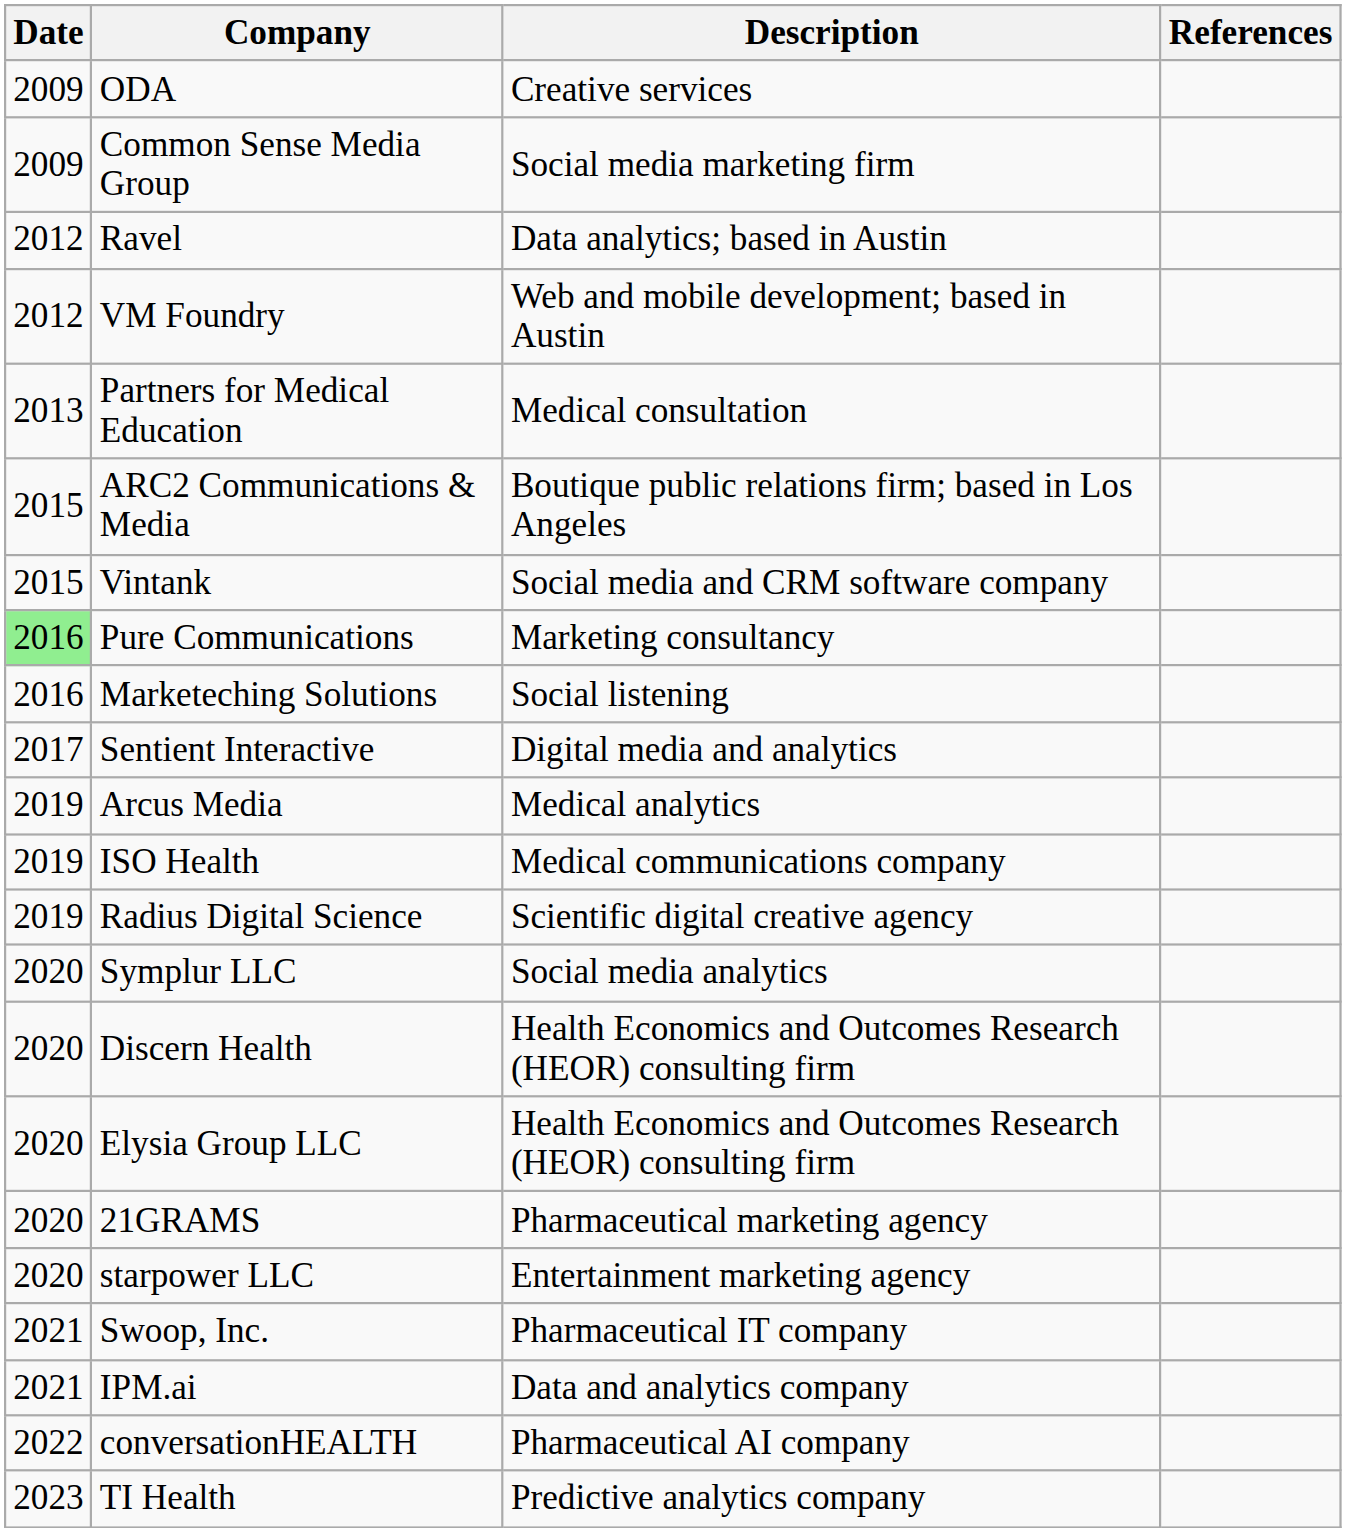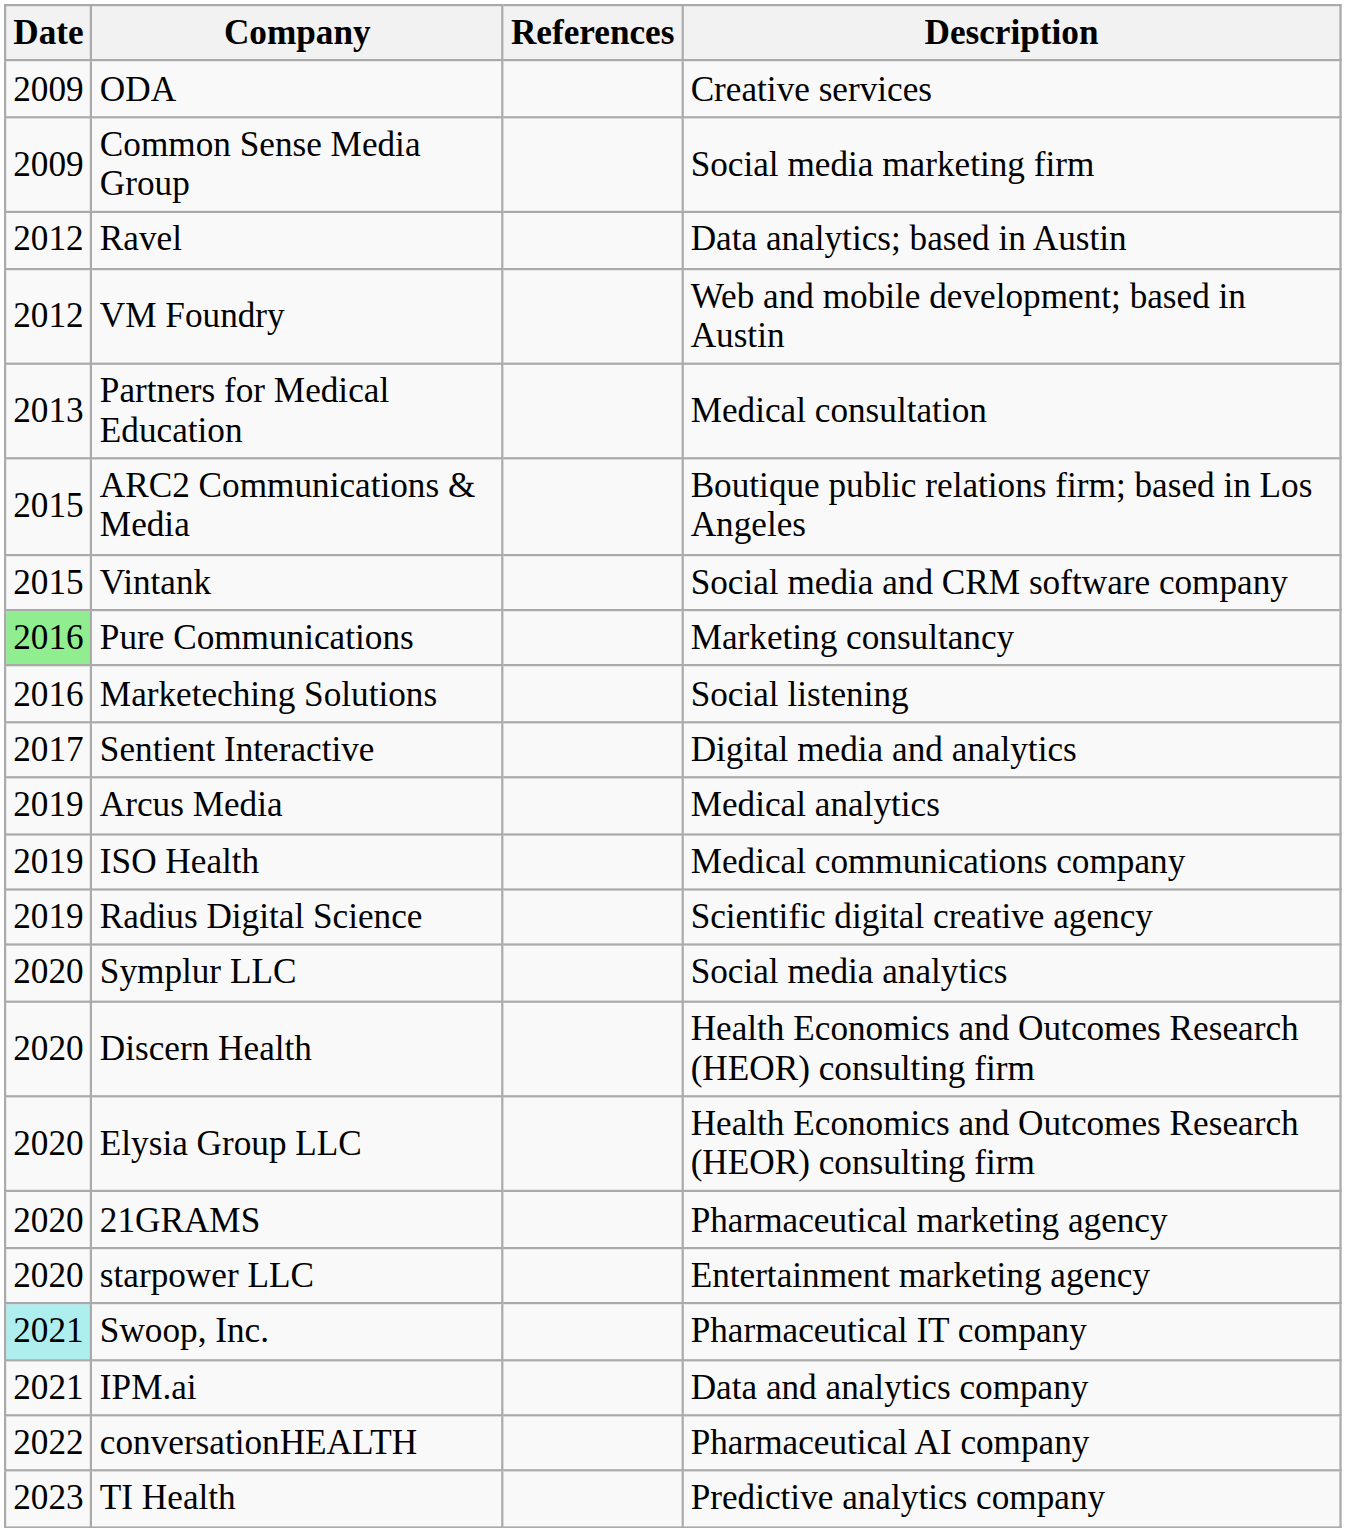columns swapped: (832, 32) <-> (1251, 32)
(48, 1330) no background -> (48, 1330) paleturquoise background
